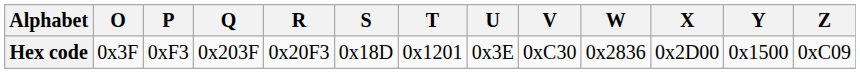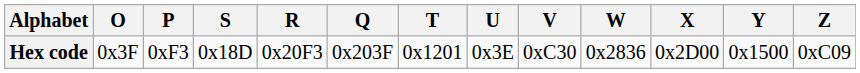columns swapped: (229, 20) <-> (366, 20)
